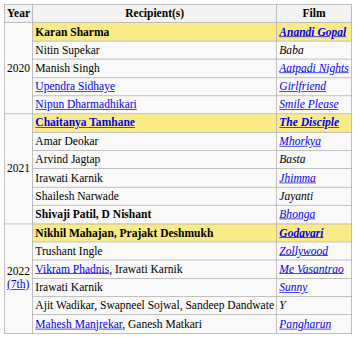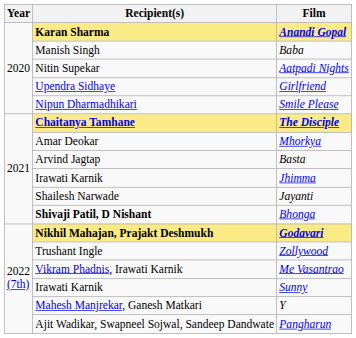(68, 50) Nitin Supekar -> (68, 50) Manish Singh
(68, 68) Manish Singh -> (68, 68) Nitin Supekar
(155, 305) Ajit Wadikar, Swapneel Sojwal, Sandeep Dandwate -> (119, 305) Mahesh Manjrekar, Ganesh Matkari
(119, 324) Mahesh Manjrekar, Ganesh Matkari -> (155, 324) Ajit Wadikar, Swapneel Sojwal, Sandeep Dandwate
